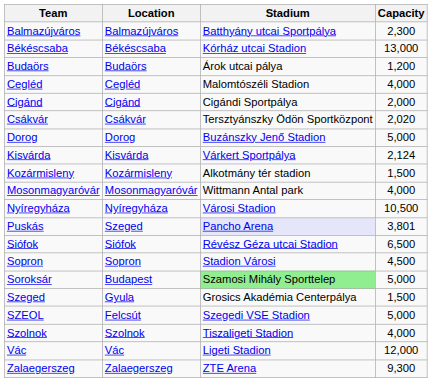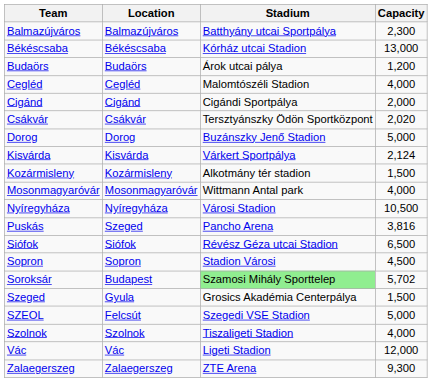(238, 226) lavender background -> (238, 226) no background
(401, 226) 3,801 -> (401, 226) 3,816
(401, 279) 5,000 -> (401, 279) 5,702
